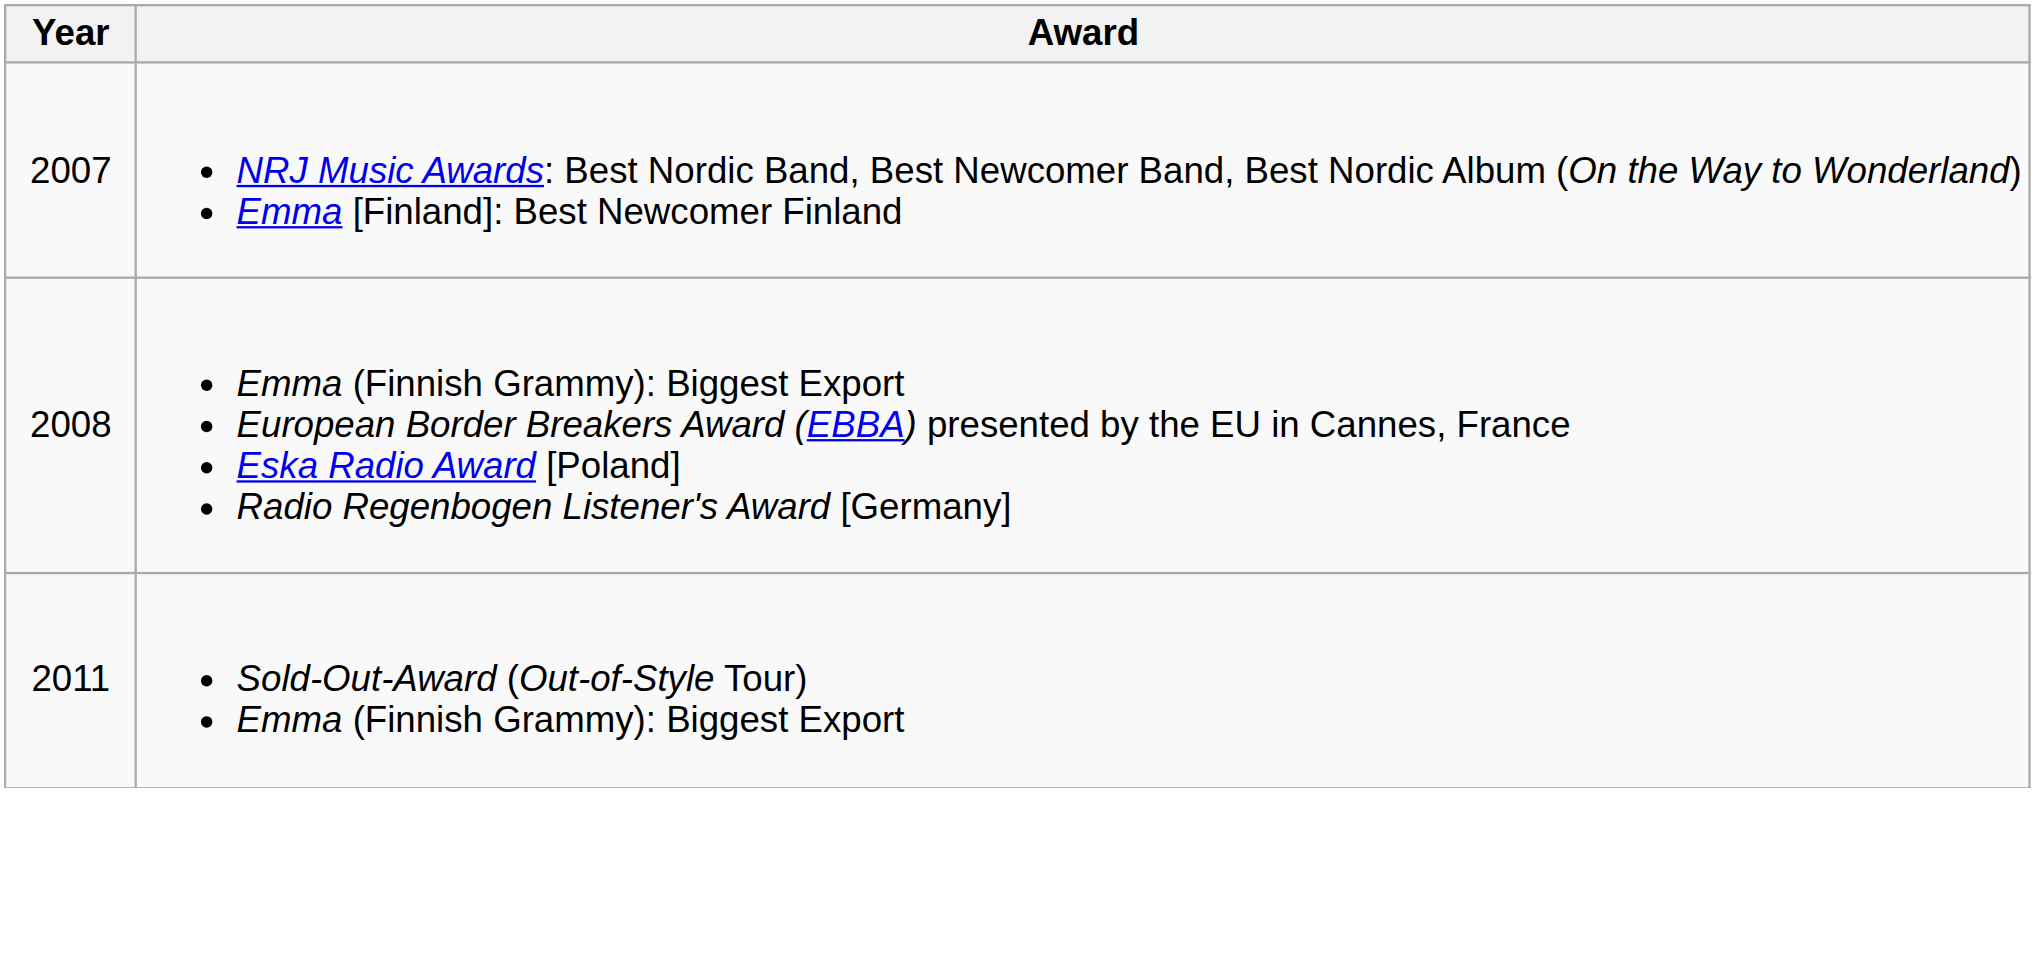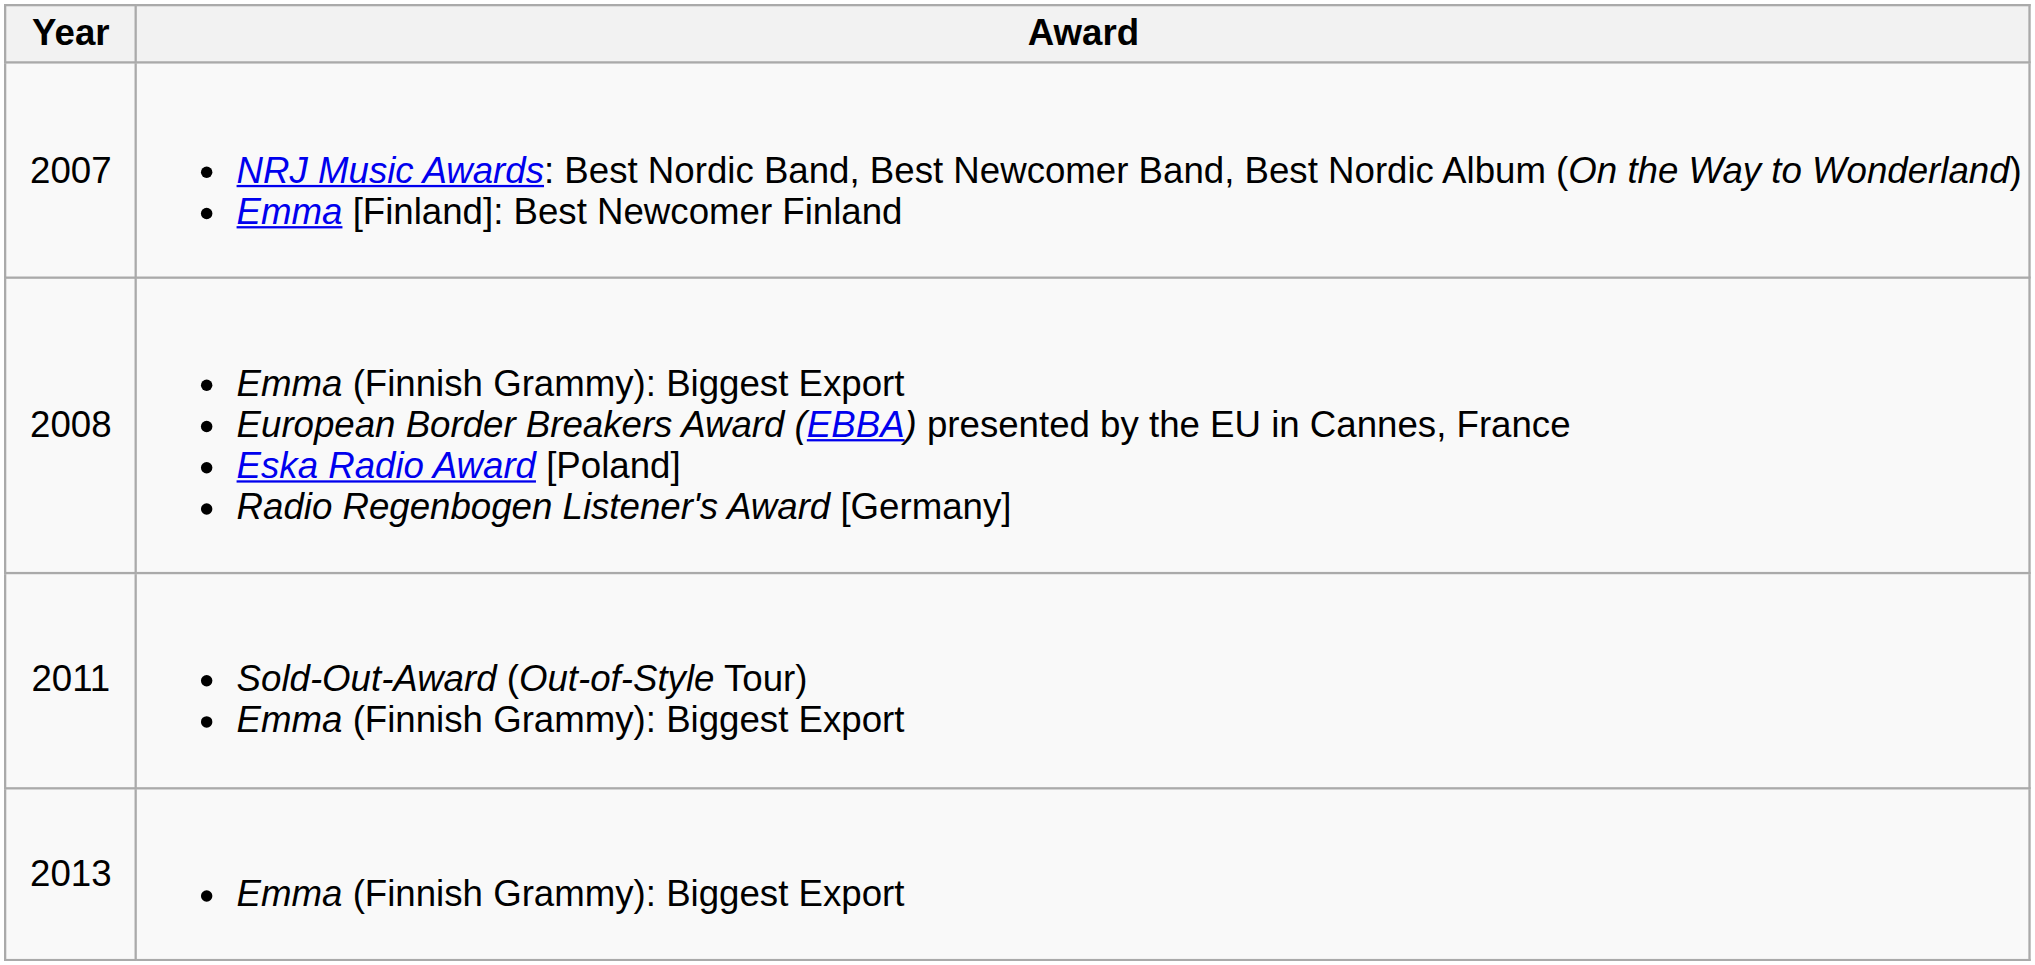+ row: (1083, 894)
